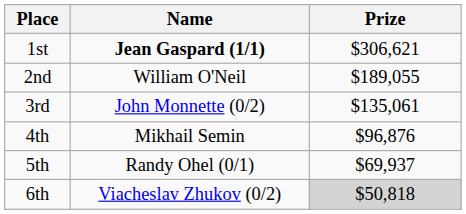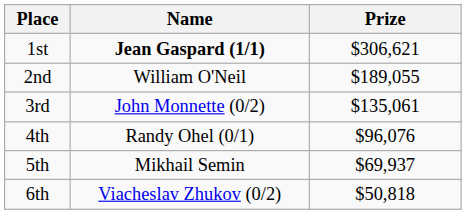(190, 135) Mikhail Semin -> (190, 135) Randy Ohel (0/1)
(385, 135) $96,876 -> (385, 135) $96,076
(190, 164) Randy Ohel (0/1) -> (190, 164) Mikhail Semin
(385, 194) lightgrey background -> (385, 194) no background
